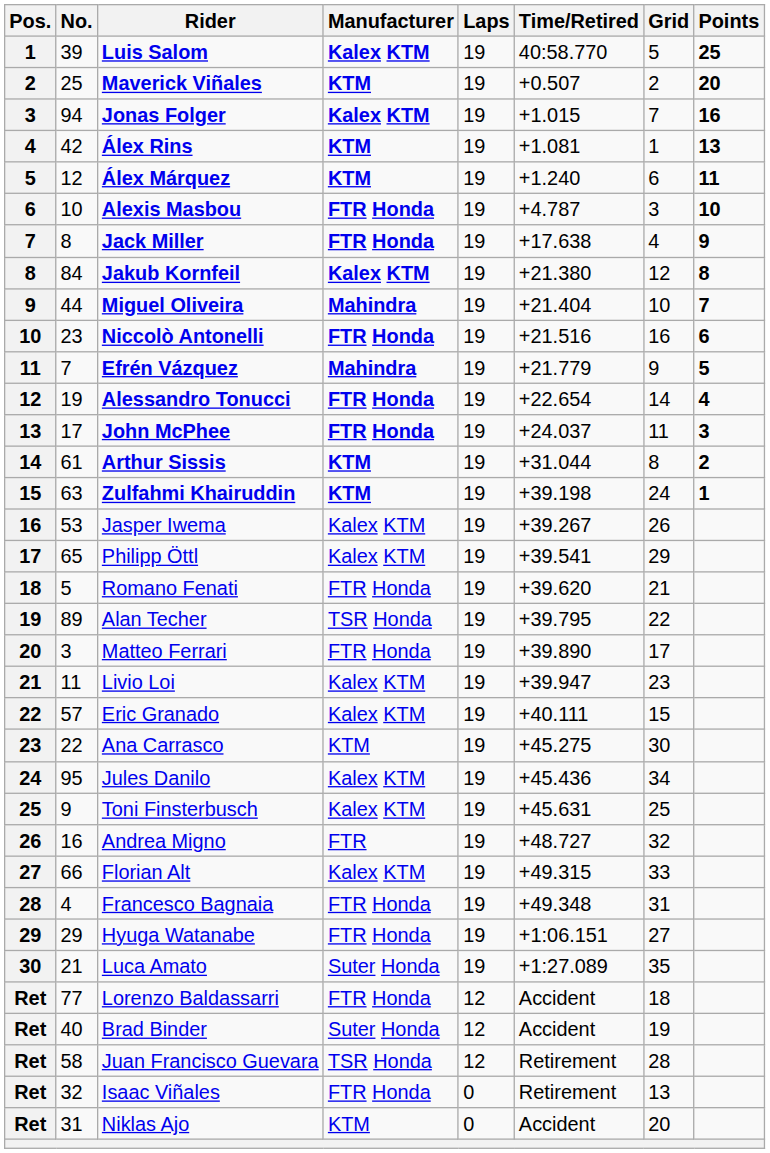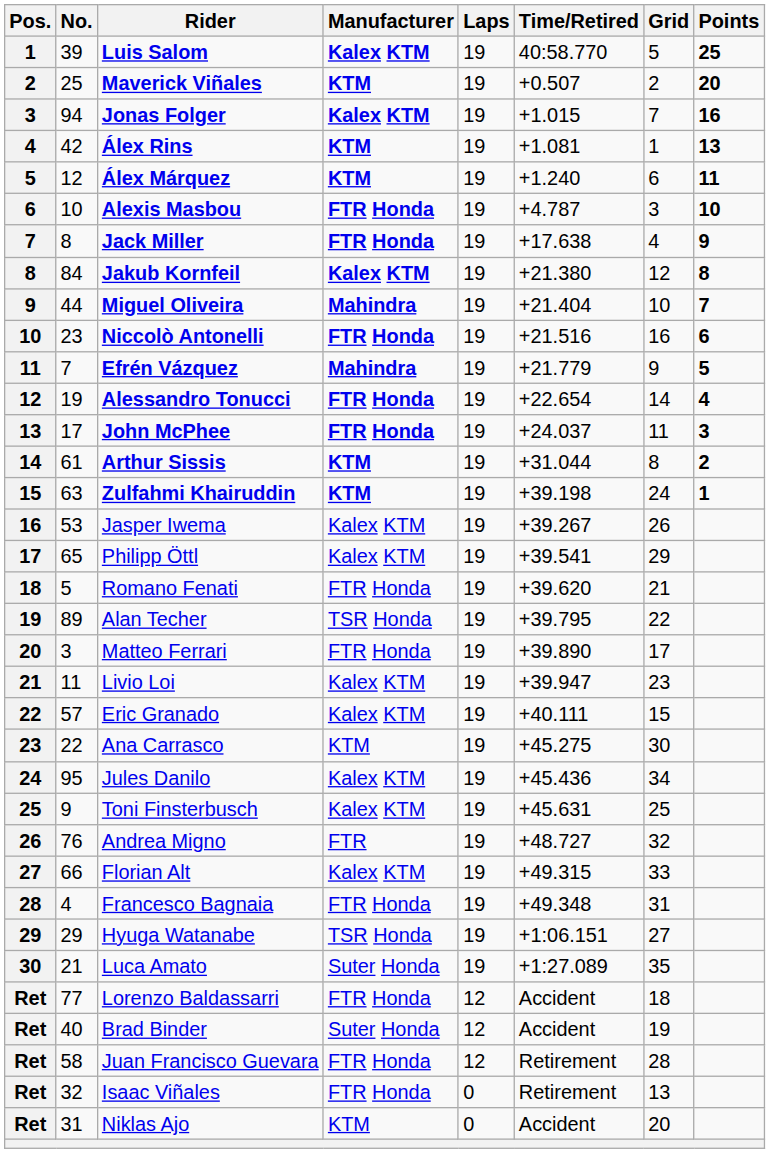(72, 840) 16 -> (72, 840) 76
(379, 935) FTR Honda -> (380, 935) TSR Honda
(380, 1061) TSR Honda -> (379, 1061) FTR Honda
